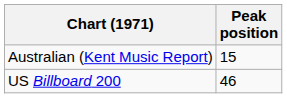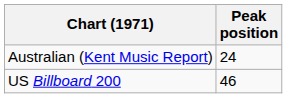(228, 57) 15 -> (228, 57) 24
